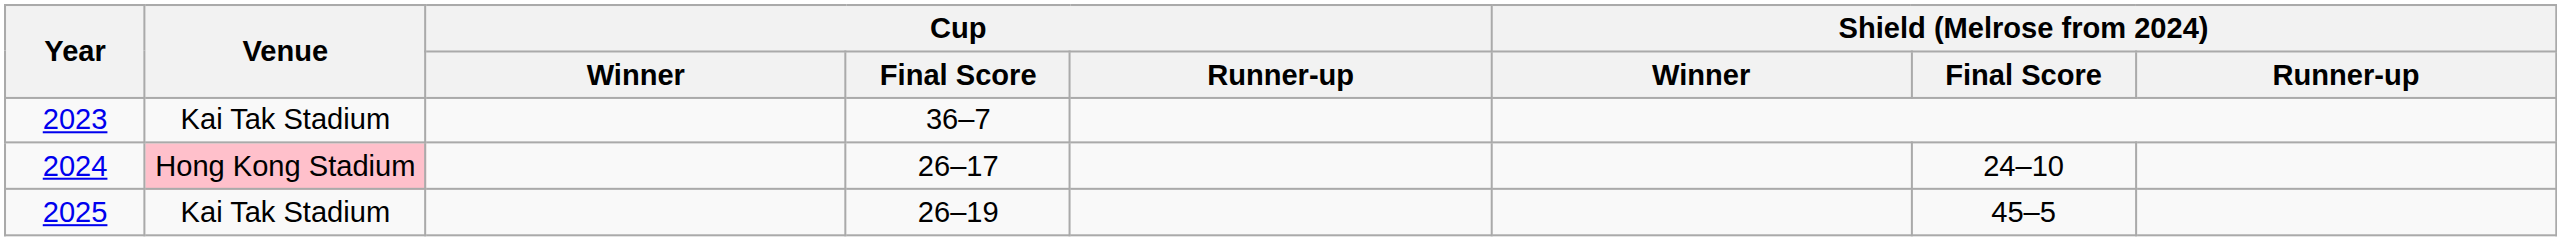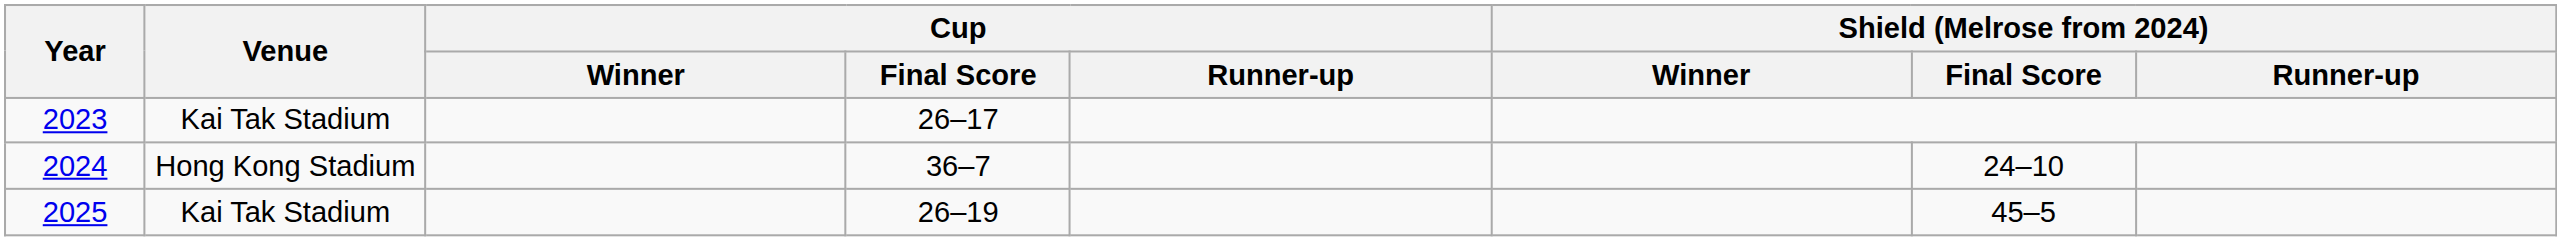(958, 120) 36–7 -> (958, 120) 26–17
(285, 166) pink background -> (285, 166) no background
(958, 166) 26–17 -> (958, 166) 36–7
